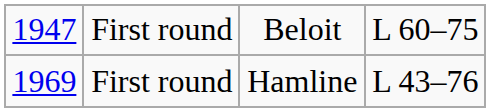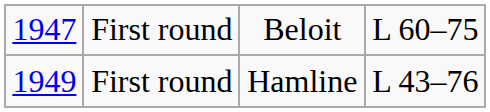(44, 80) 1969 -> (44, 80) 1949
